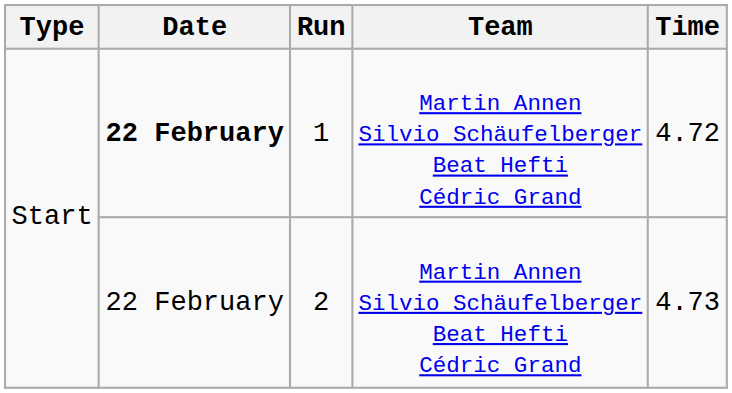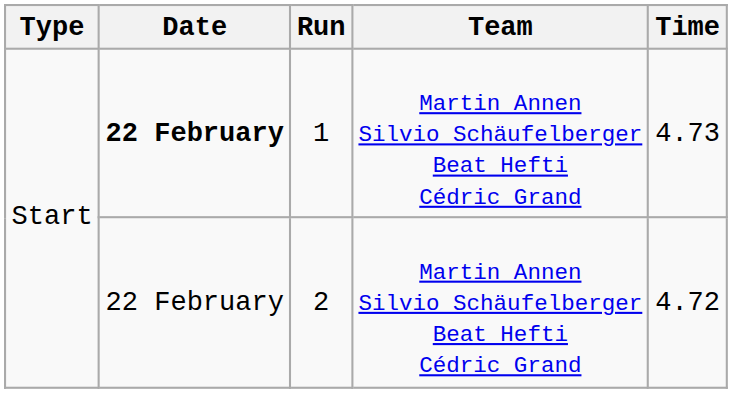(688, 134) 4.72 -> (688, 134) 4.73
(688, 302) 4.73 -> (688, 302) 4.72
